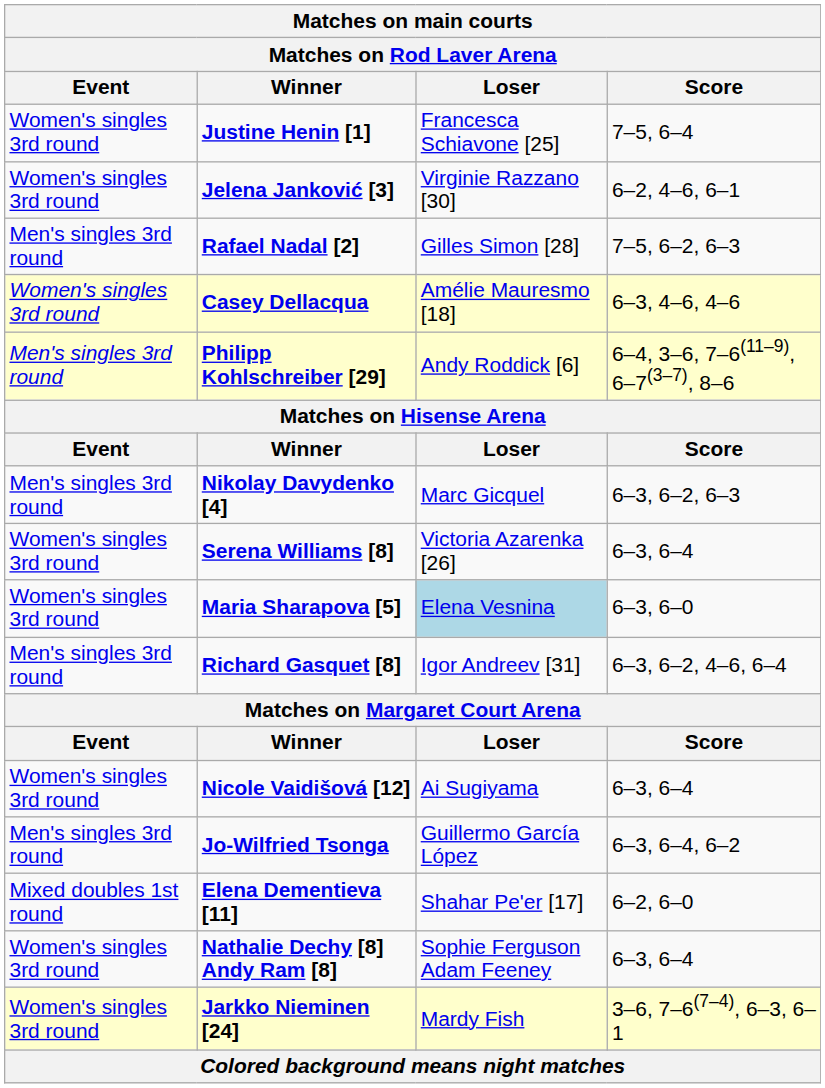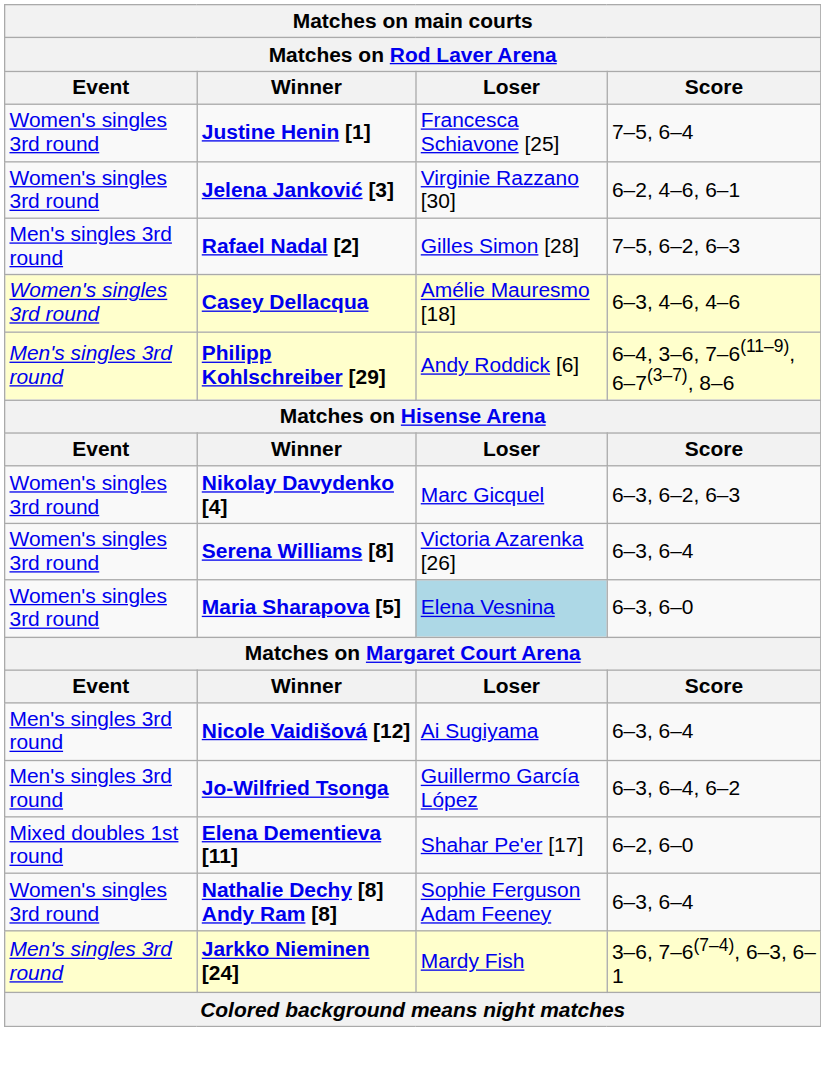(91, 494) Men's singles 3rd round -> (88, 494) Women's singles 3rd round
- row: (301, 665)
(88, 788) Women's singles 3rd round -> (91, 731) Men's singles 3rd round
(88, 1018) Women's singles 3rd round -> (91, 961) Men's singles 3rd round
